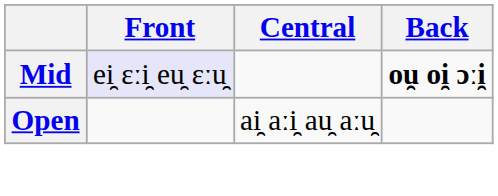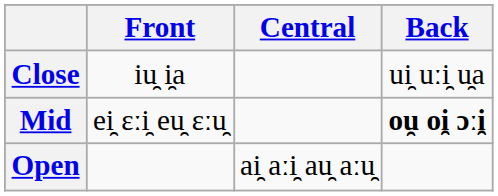+ row: (46, 73)
(160, 73) lavender background -> (160, 119) no background
